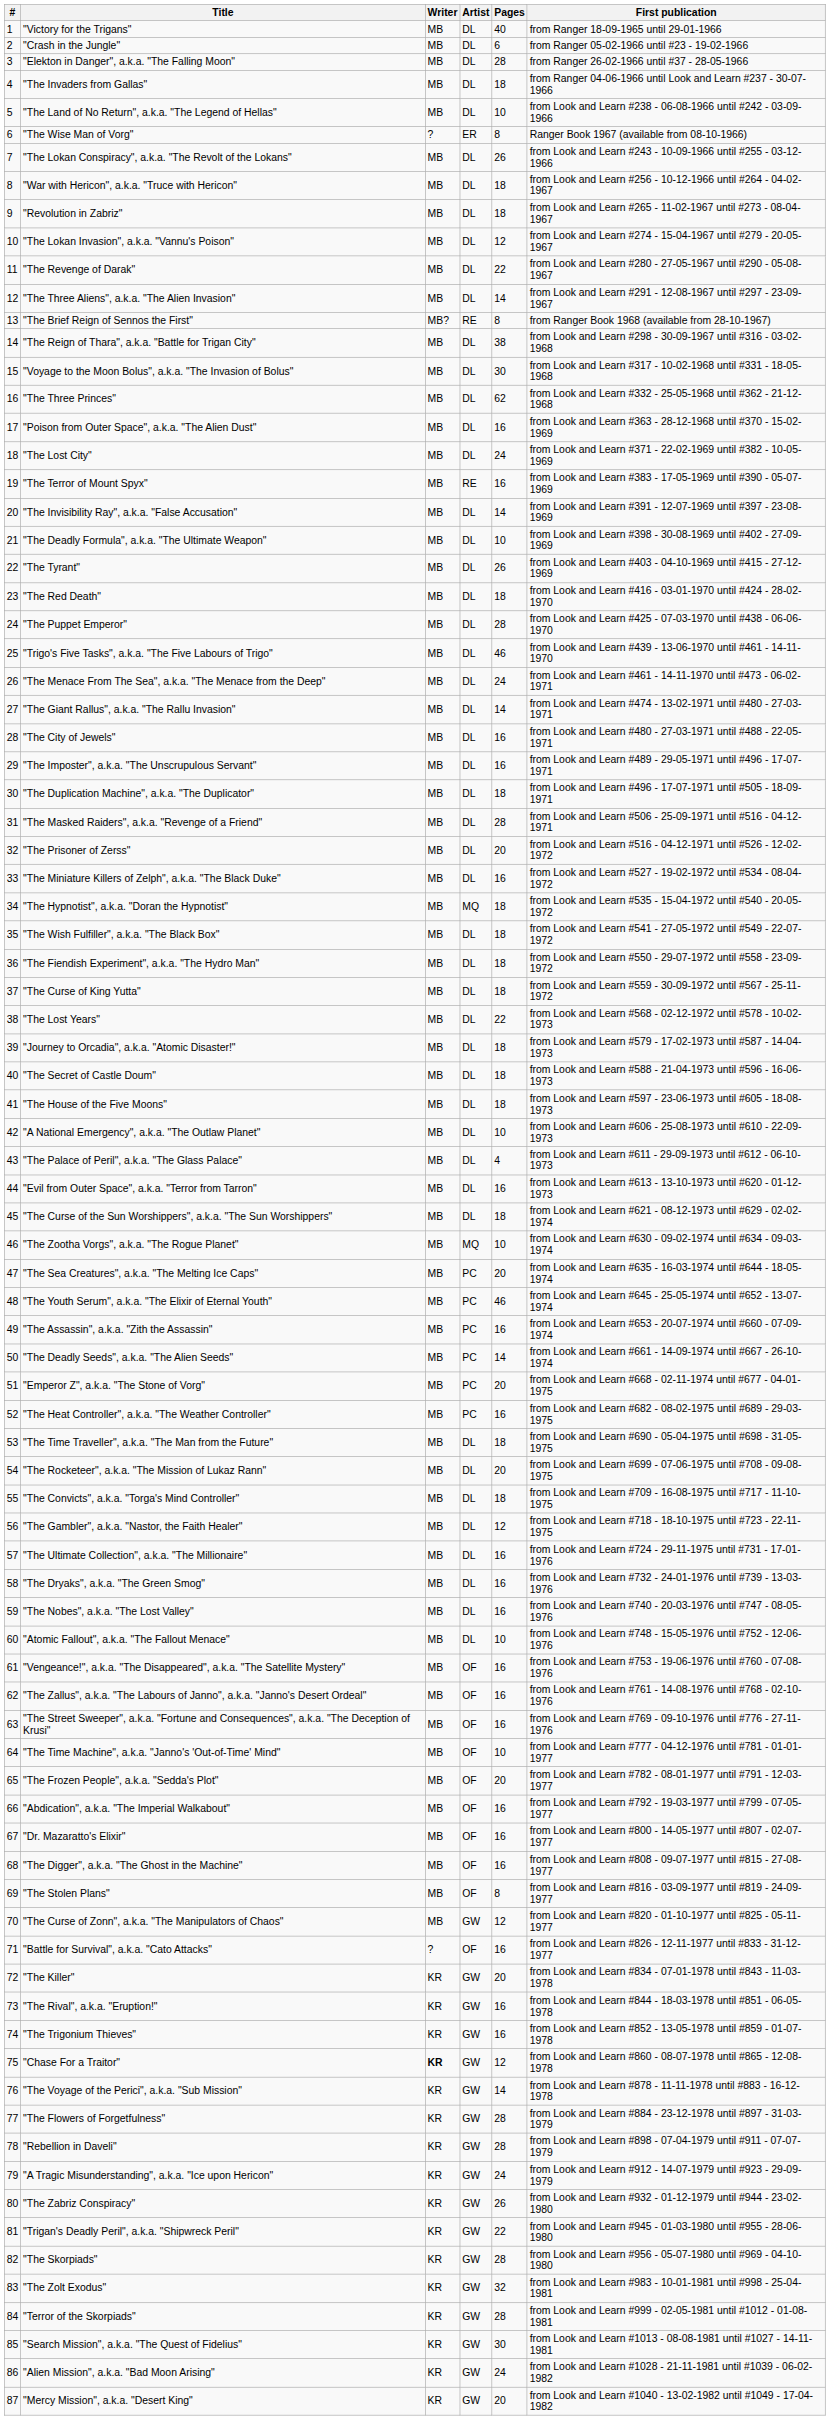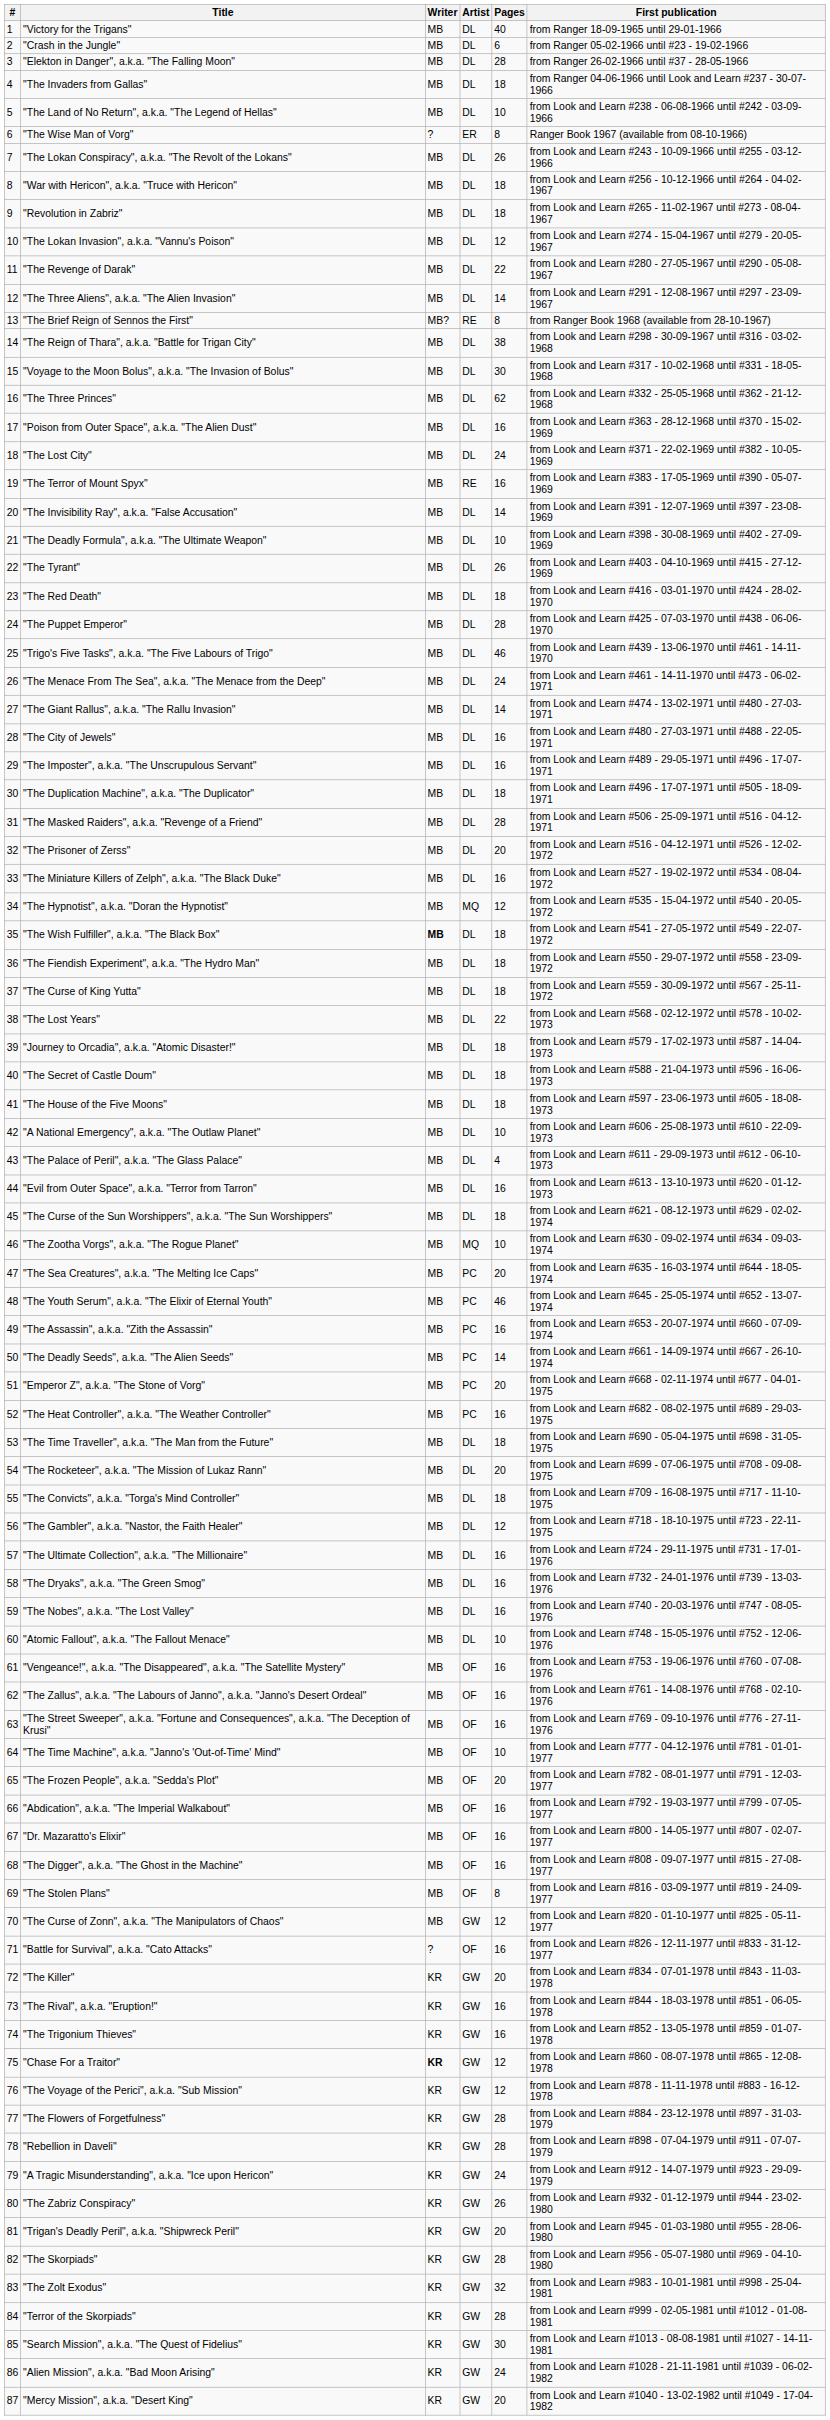(500, 906) 18 -> (500, 906) 12
(435, 935) normal -> (436, 935) bold
(500, 2091) 14 -> (500, 2091) 12
(500, 2232) 22 -> (500, 2232) 20
